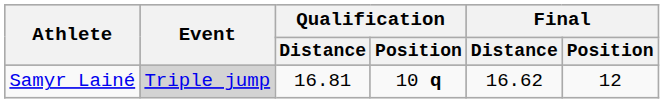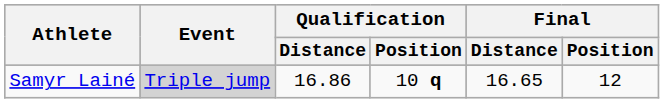(323, 81) 16.81 -> (323, 81) 16.86
(514, 81) 16.62 -> (514, 81) 16.65
